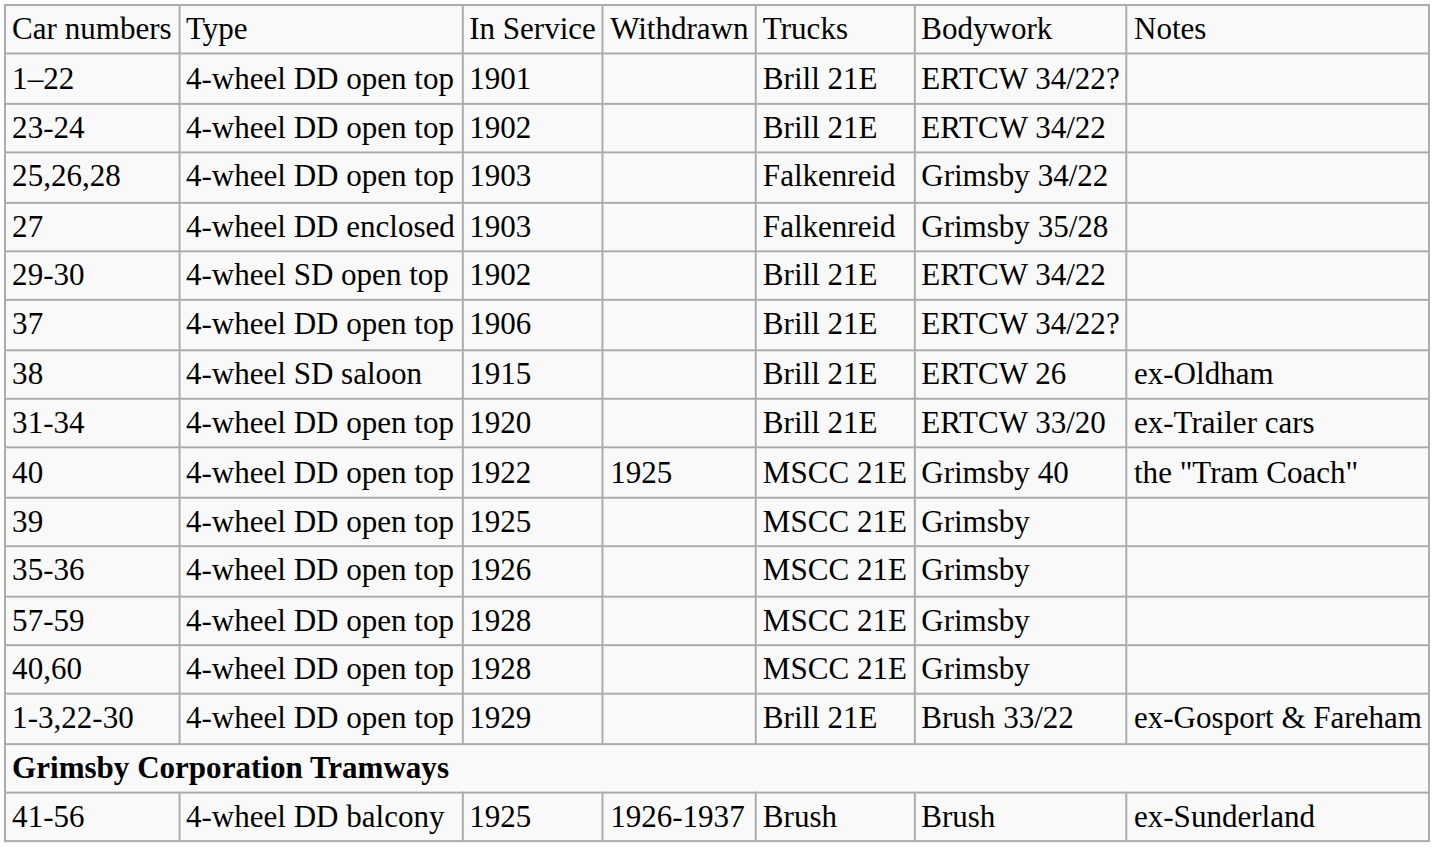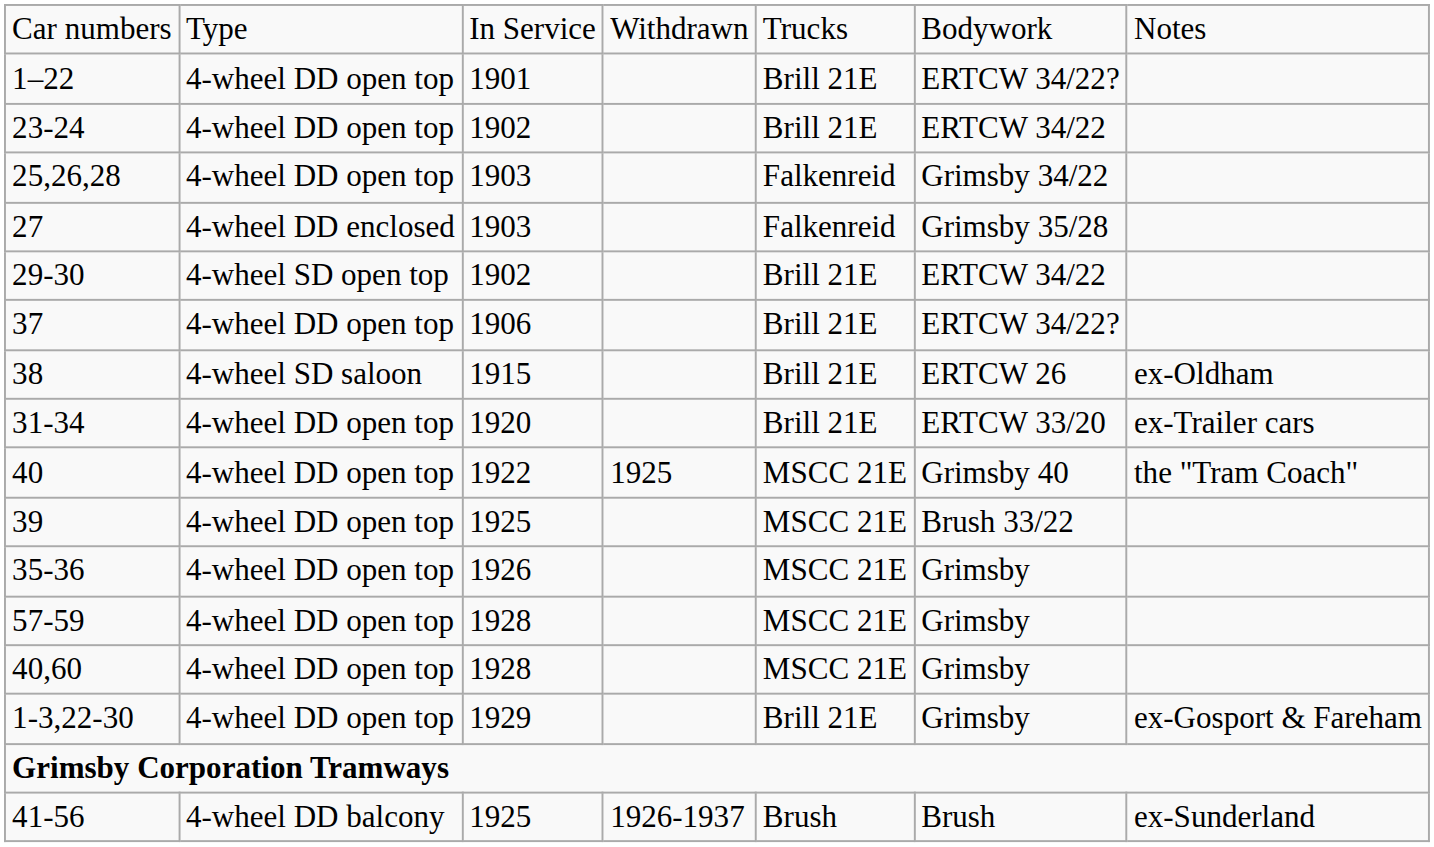(976, 521) Grimsby -> (998, 521) Brush 33/22
(998, 718) Brush 33/22 -> (976, 718) Grimsby
